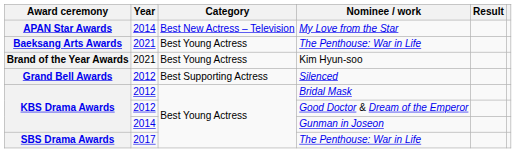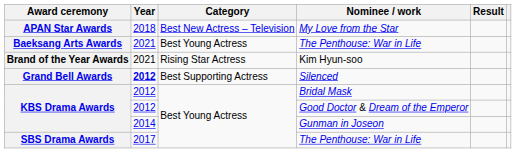(144, 28) 2014 -> (144, 28) 2018
(204, 60) Best Young Actress -> (203, 60) Rising Star Actress
(144, 76) normal -> (144, 76) bold
